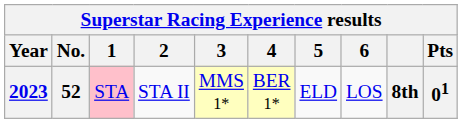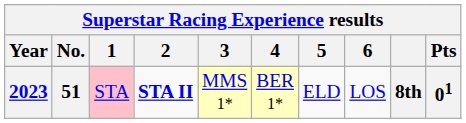(71, 92) 52 -> (71, 92) 51
(164, 92) normal -> (166, 92) bold
